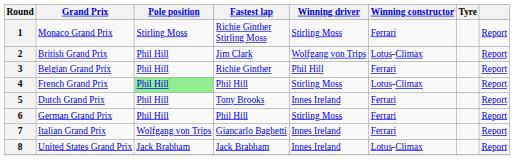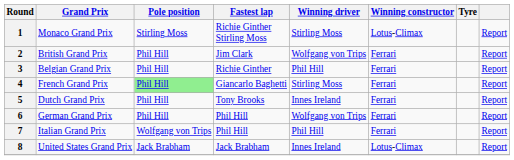(383, 32) Ferrari -> (397, 32) Lotus-Climax
(397, 53) Lotus-Climax -> (383, 53) Ferrari
(232, 84) Phil Hill -> (251, 84) Giancarlo Baghetti
(397, 84) Lotus-Climax -> (383, 84) Ferrari
(317, 115) Stirling Moss -> (329, 115) Wolfgang von Trips
(251, 131) Giancarlo Baghetti -> (232, 131) Phil Hill
(316, 131) Innes Ireland -> (307, 131) Phil Hill
